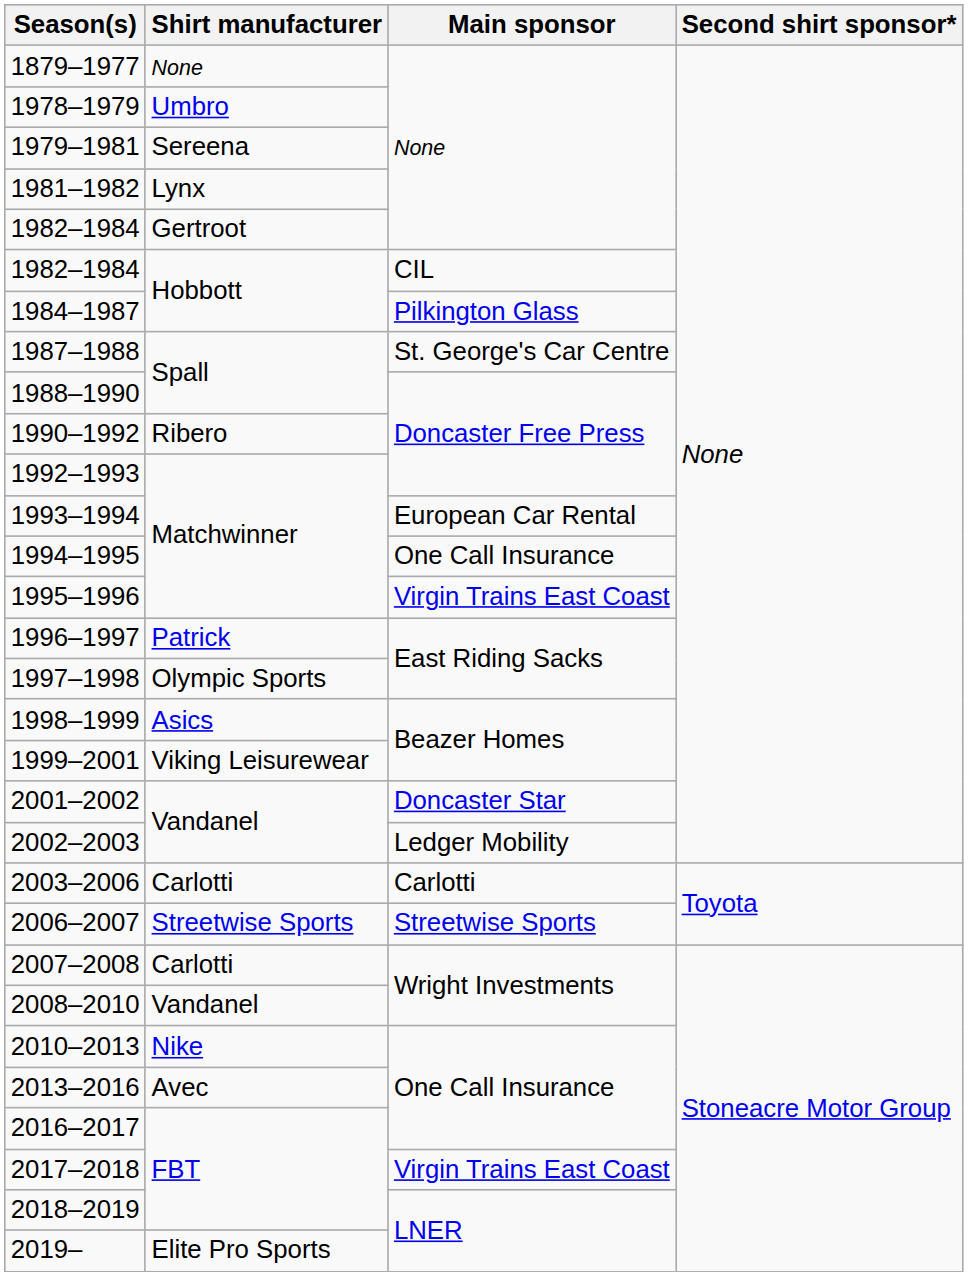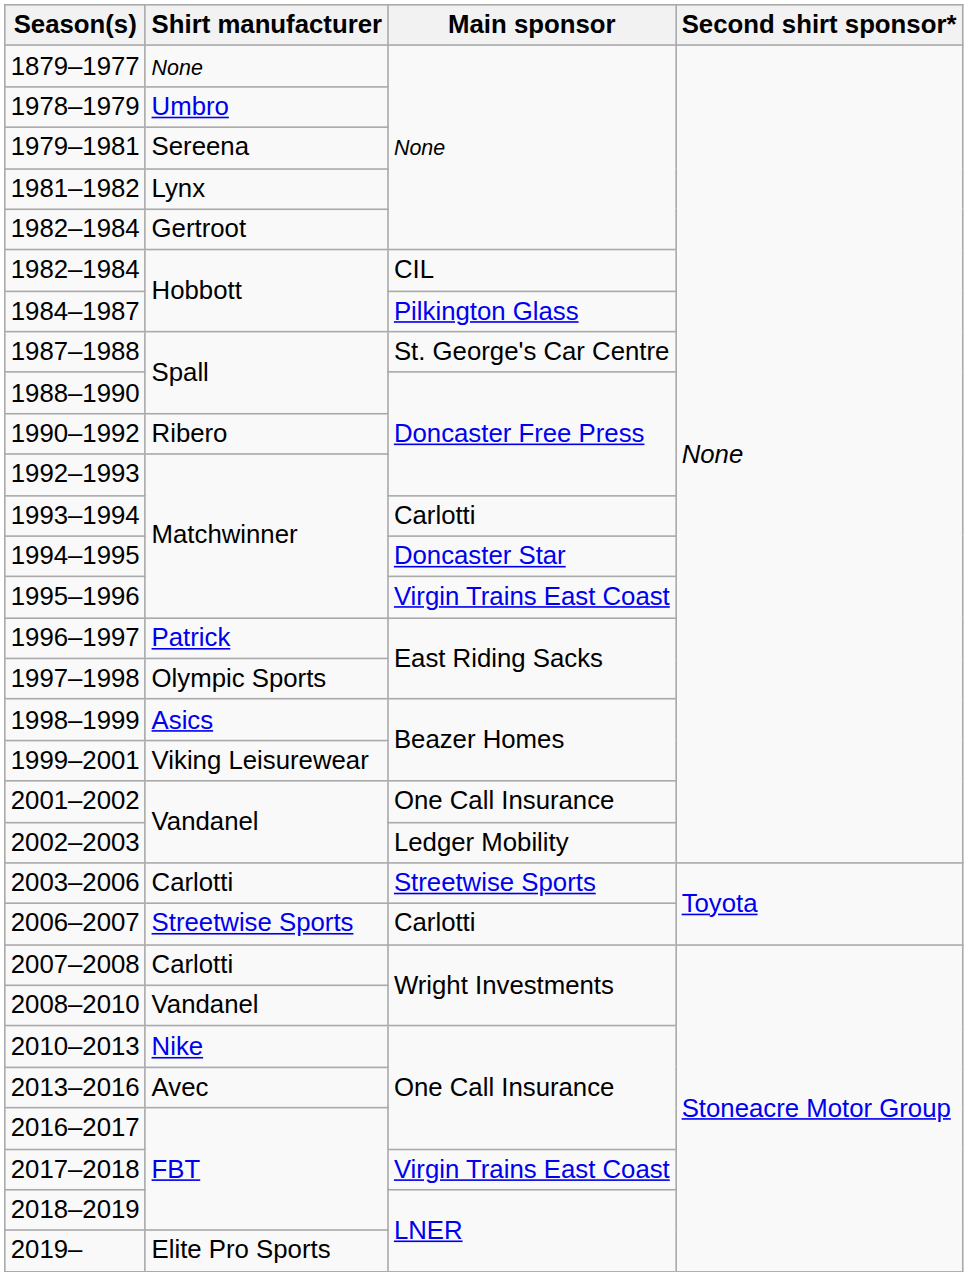(515, 515) European Car Rental -> (435, 515) Carlotti
(504, 556) One Call Insurance -> (480, 556) Doncaster Star
(480, 801) Doncaster Star -> (504, 801) One Call Insurance
(435, 882) Carlotti -> (495, 882) Streetwise Sports
(495, 923) Streetwise Sports -> (435, 923) Carlotti
